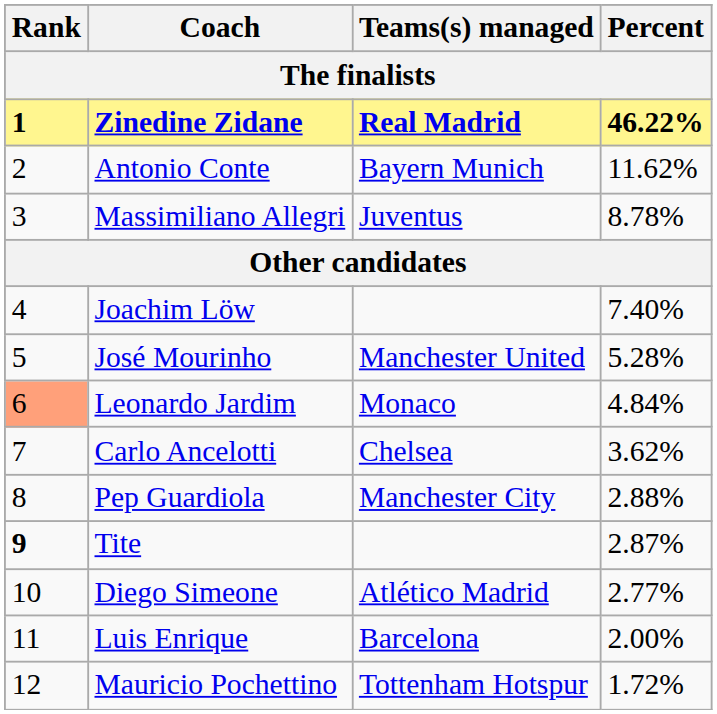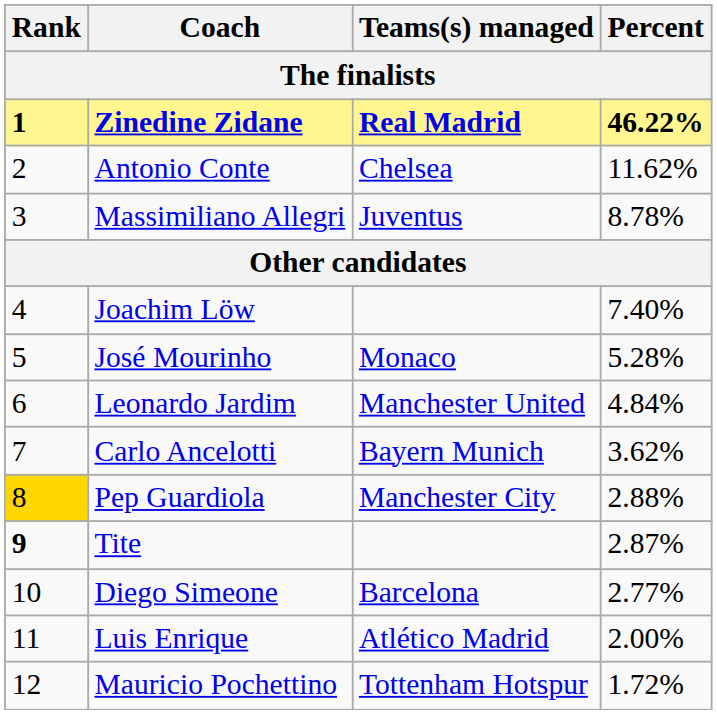(451, 168) Bayern Munich -> (406, 168) Chelsea
(472, 356) Manchester United -> (407, 356) Monaco
(19, 403) lightsalmon background -> (19, 403) no background
(407, 403) Monaco -> (472, 403) Manchester United
(406, 450) Chelsea -> (451, 450) Bayern Munich
(19, 497) no background -> (19, 497) gold background
(454, 591) Atlético Madrid -> (419, 591) Barcelona
(419, 638) Barcelona -> (454, 638) Atlético Madrid
